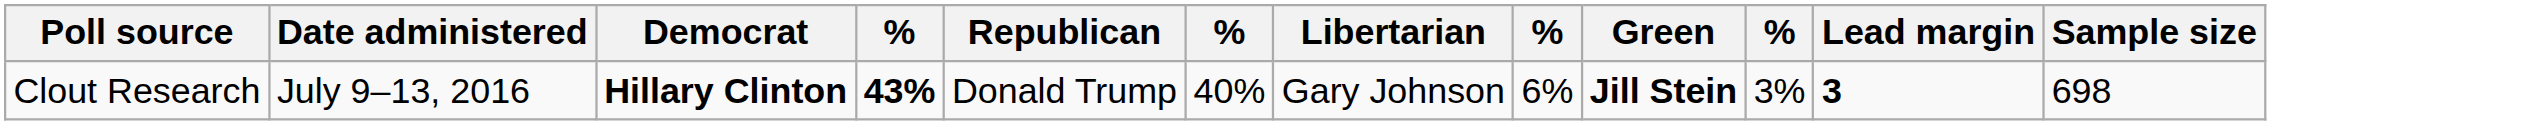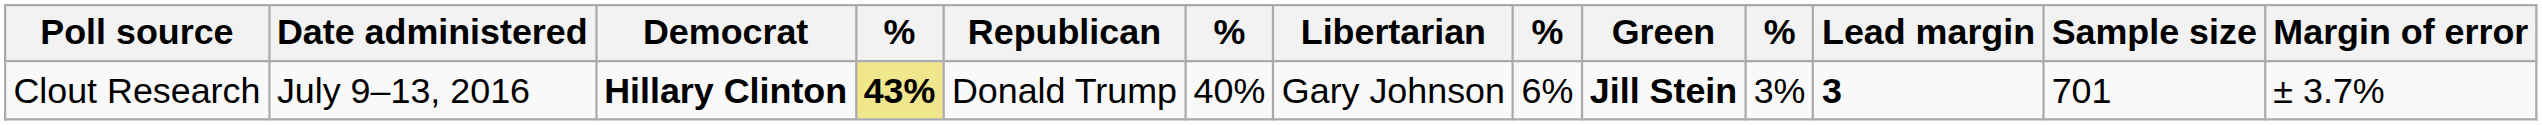+ column: (2401, 32)
(900, 89) no background -> (900, 89) khaki background
(2082, 89) 698 -> (2082, 89) 701
